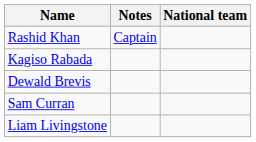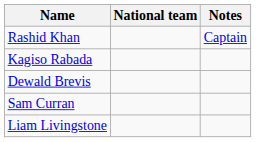columns swapped: (205, 15) <-> (135, 15)
